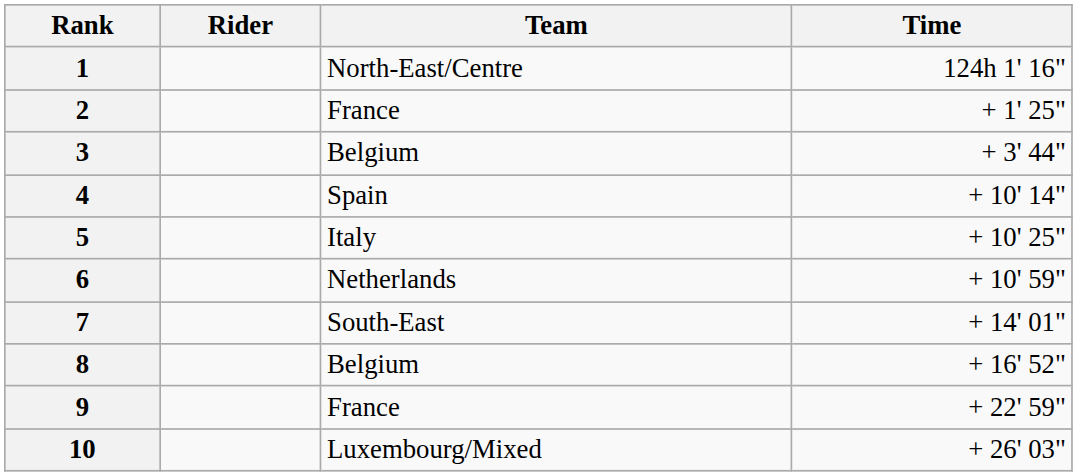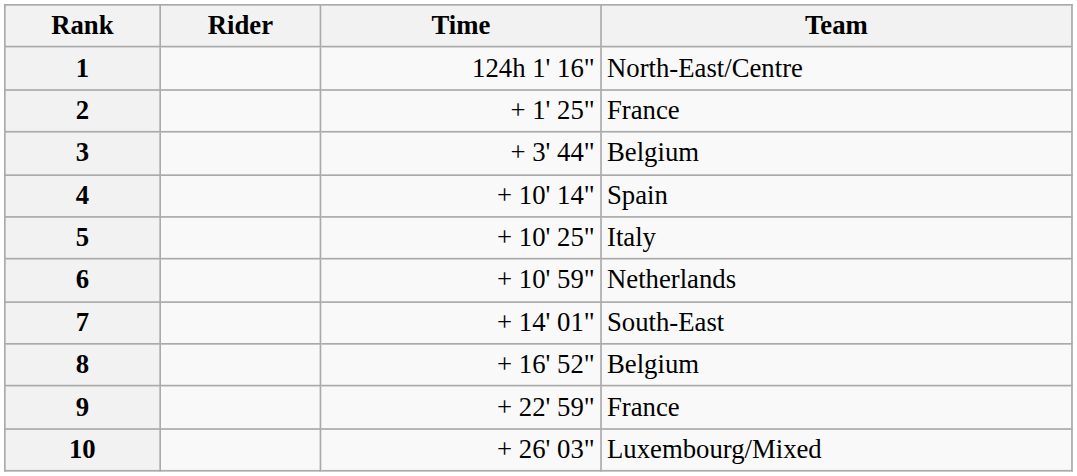columns swapped: (556, 25) <-> (932, 25)
